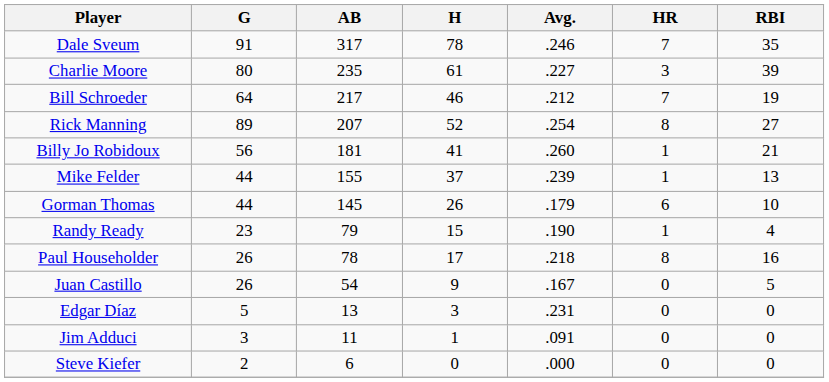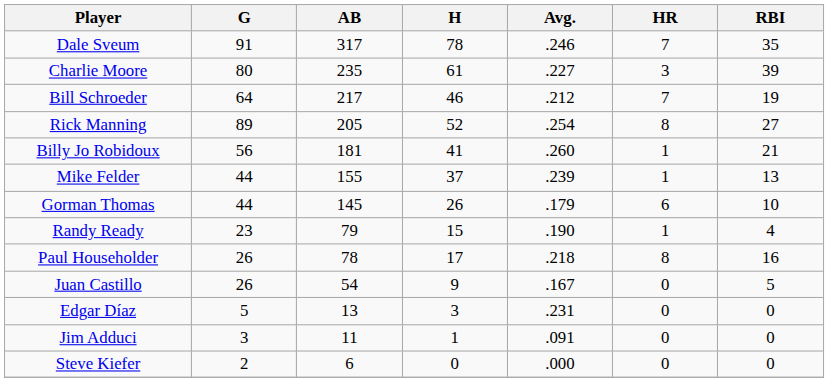(349, 124) 207 -> (349, 124) 205
